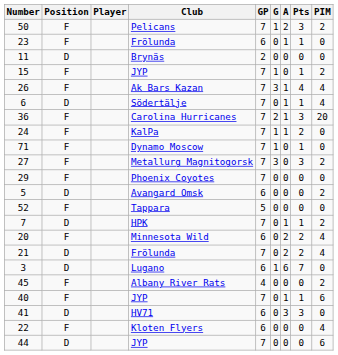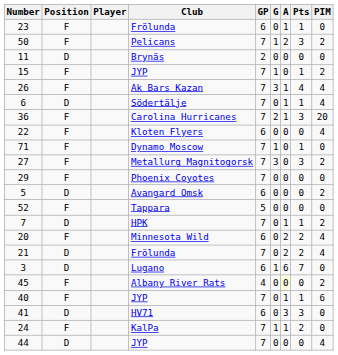rows swapped: (23, 27) <-> (23, 42)
rows swapped: (23, 132) <-> (23, 328)
(286, 283) no background -> (286, 283) lightyellow background
(322, 343) 6 -> (322, 343) 4
